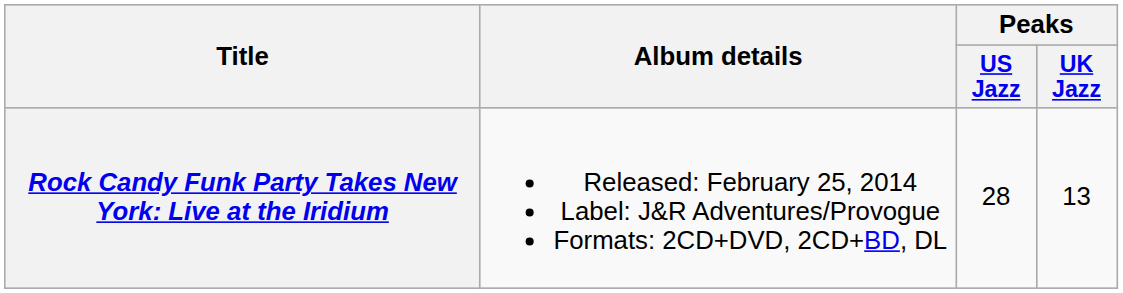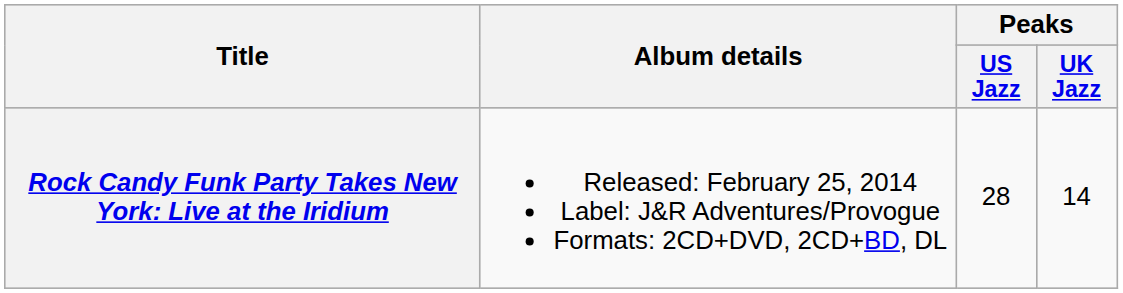(1076, 197) 13 -> (1076, 197) 14
